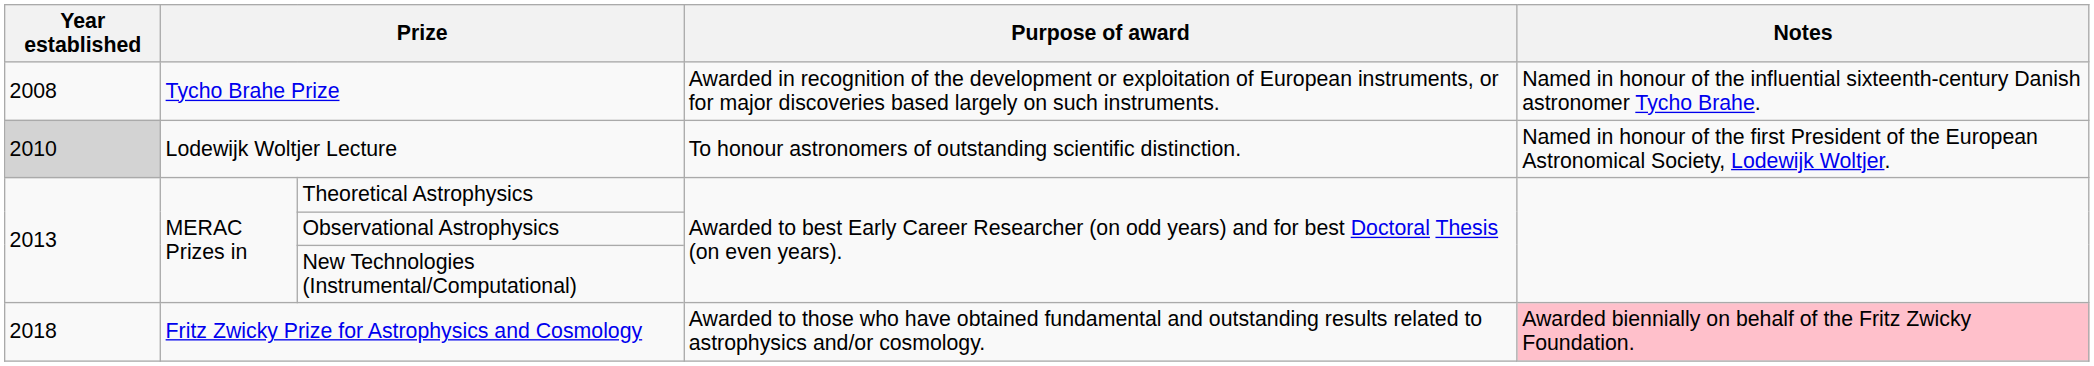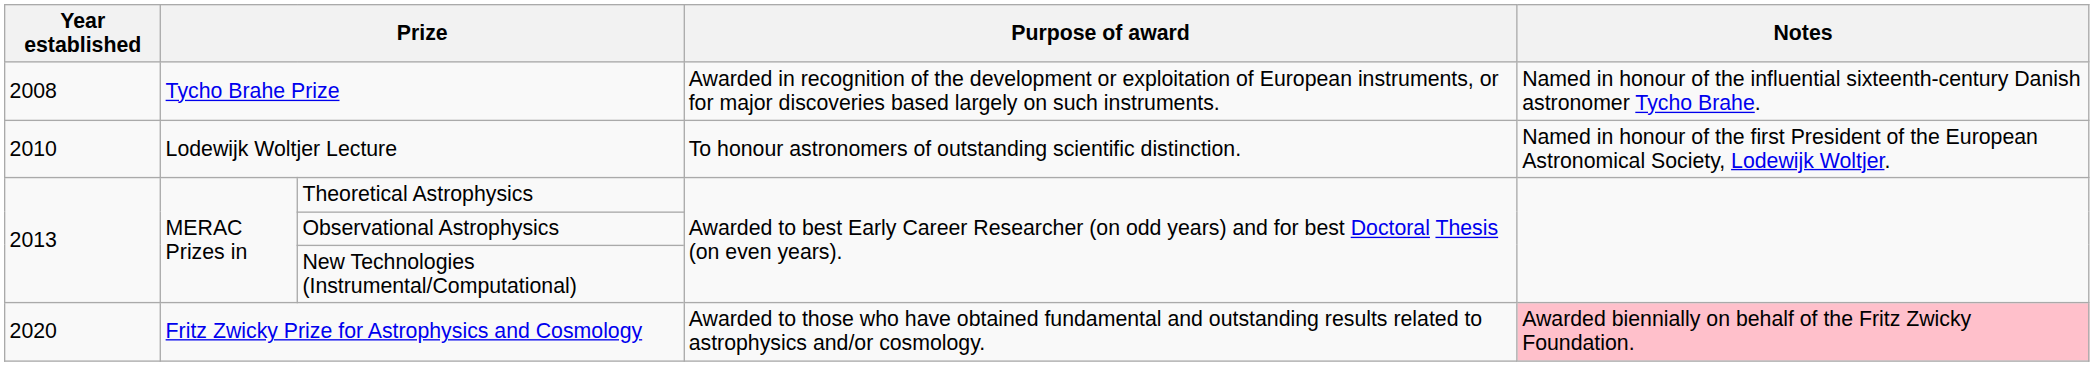(33, 148) lightgrey background -> (33, 148) no background
(33, 331) 2018 -> (33, 331) 2020
